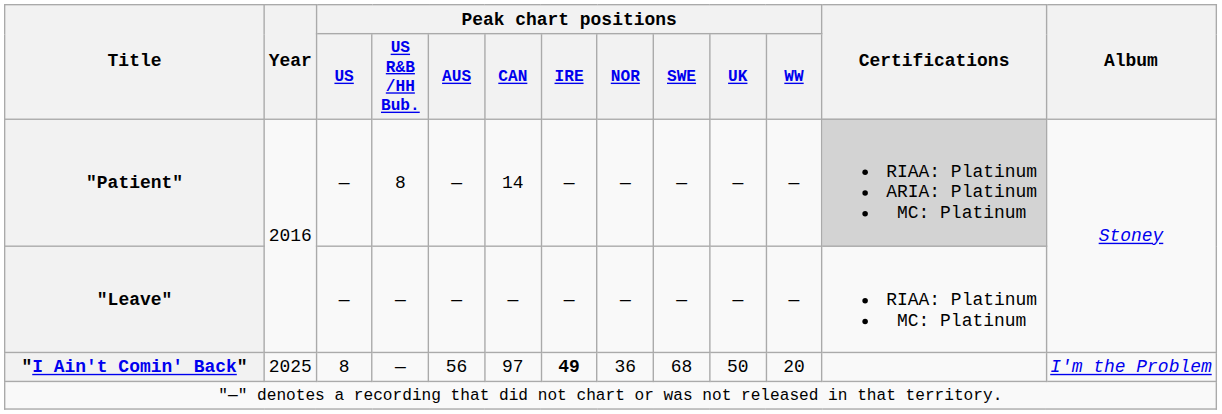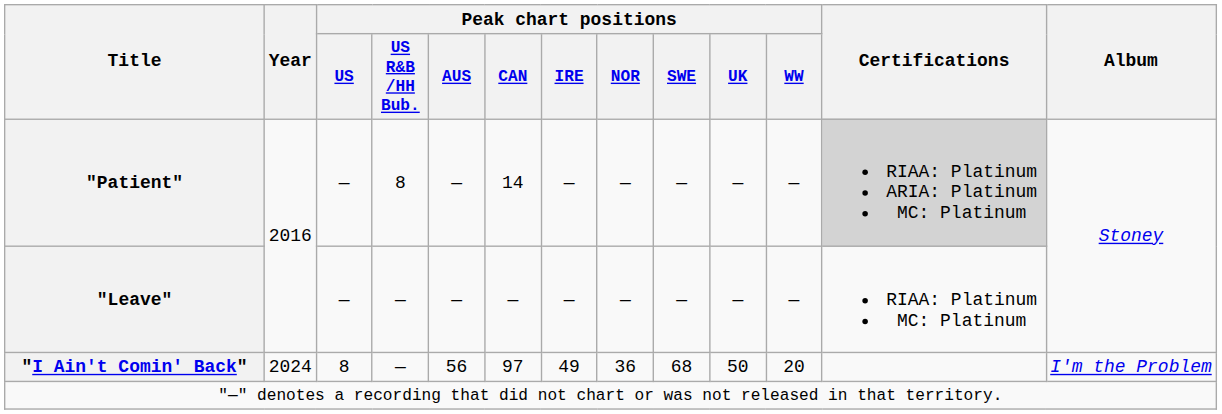(290, 367) 2025 -> (290, 367) 2024
(569, 367) bold -> (569, 367) normal
